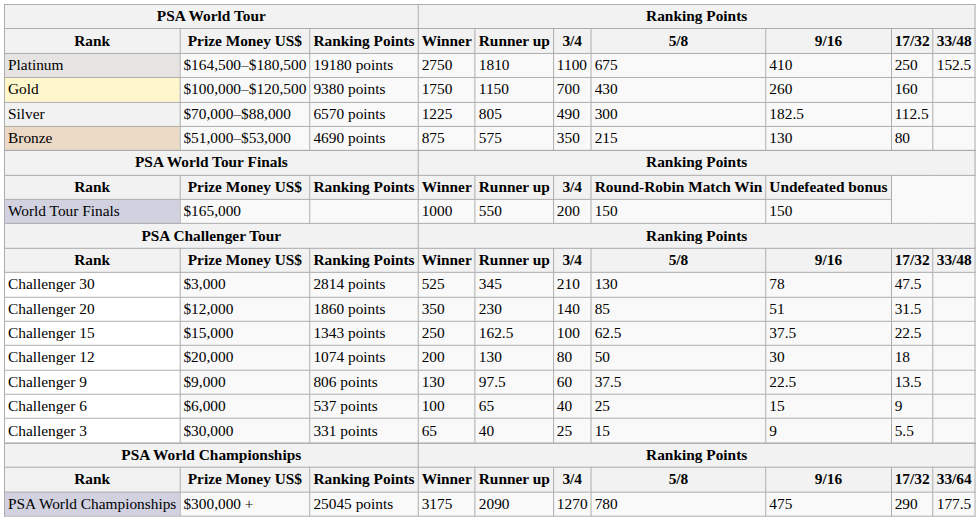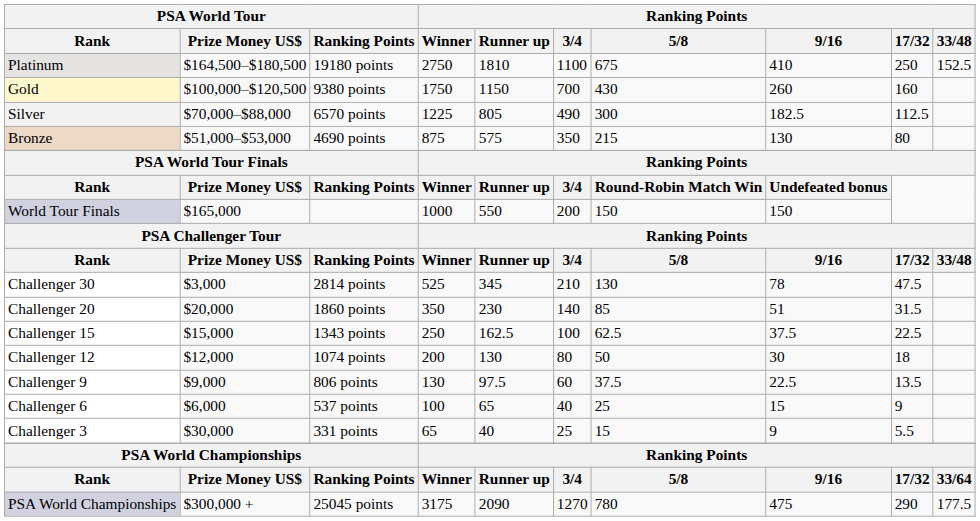(208, 308) $12,000 -> (208, 308) $20,000
(208, 357) $20,000 -> (208, 357) $12,000
